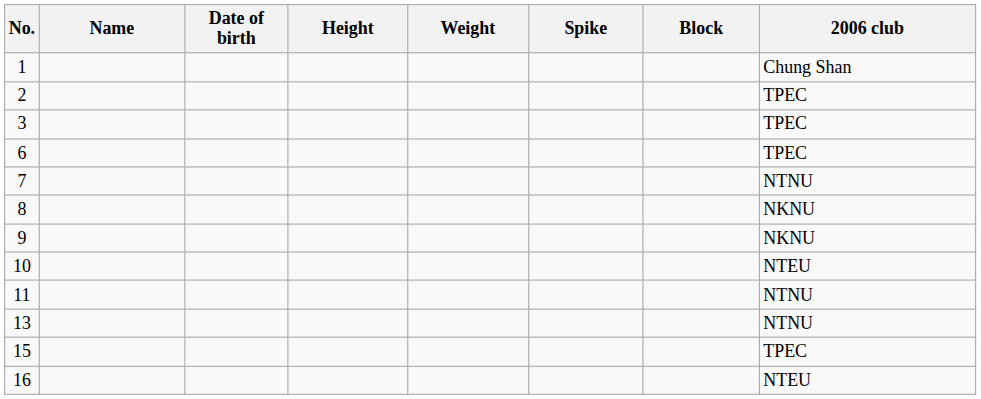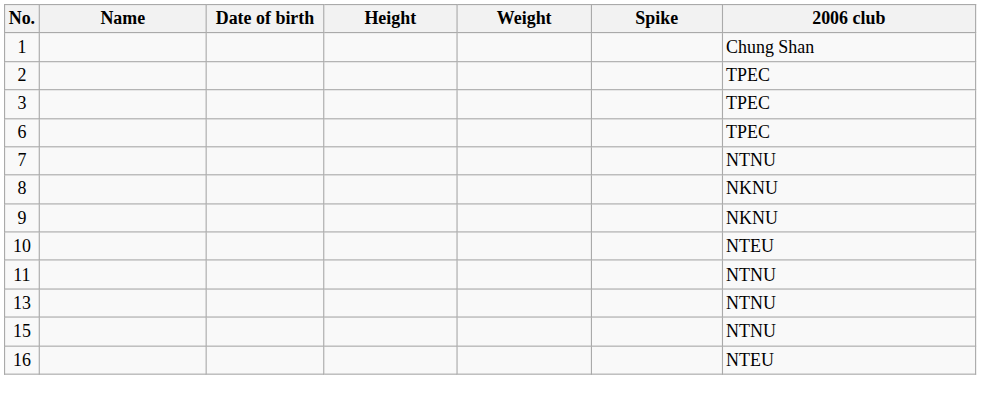- column: (701, 28)
(785, 351) TPEC -> (751, 331) NTNU
